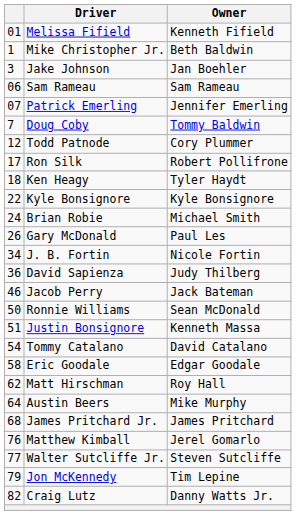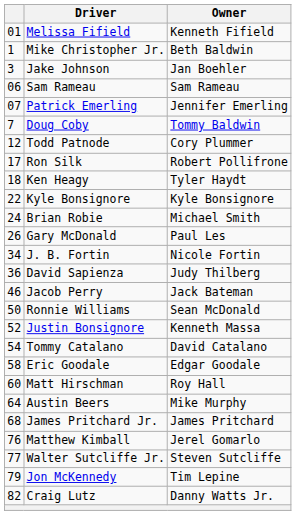(14, 329) 51 -> (14, 329) 52
(14, 385) 62 -> (14, 385) 60
